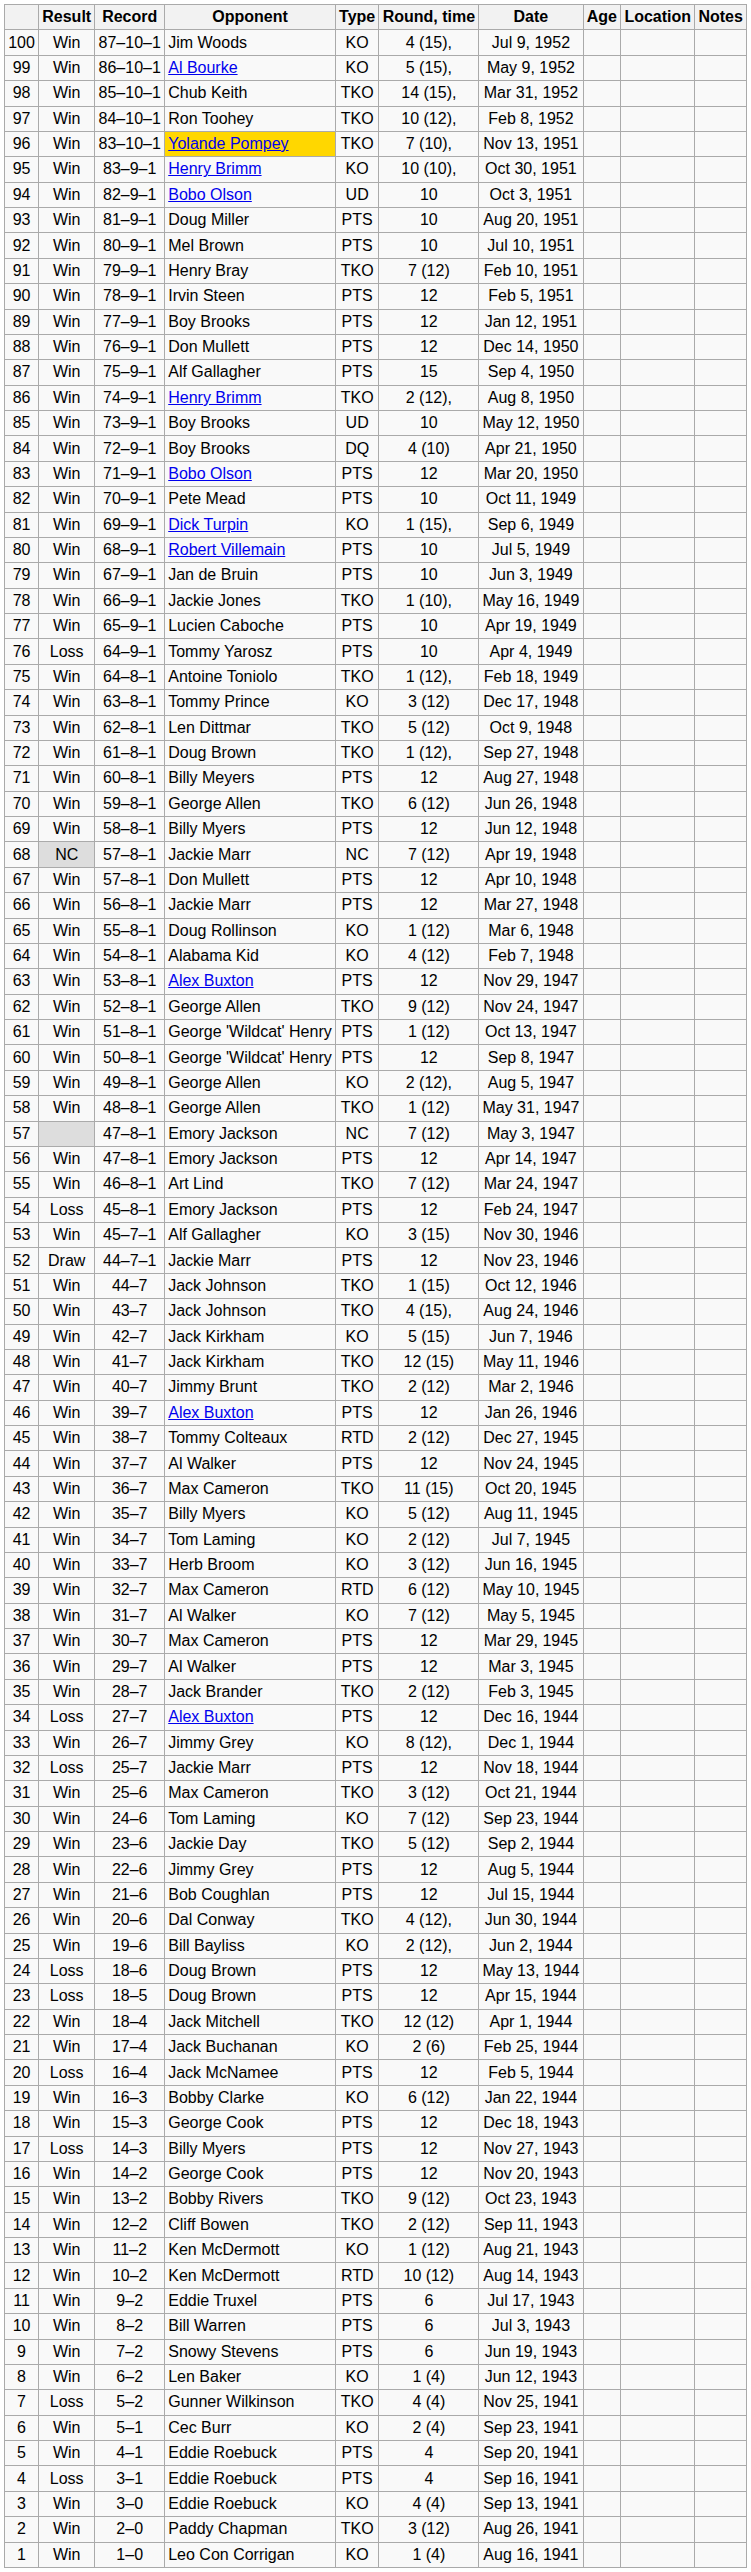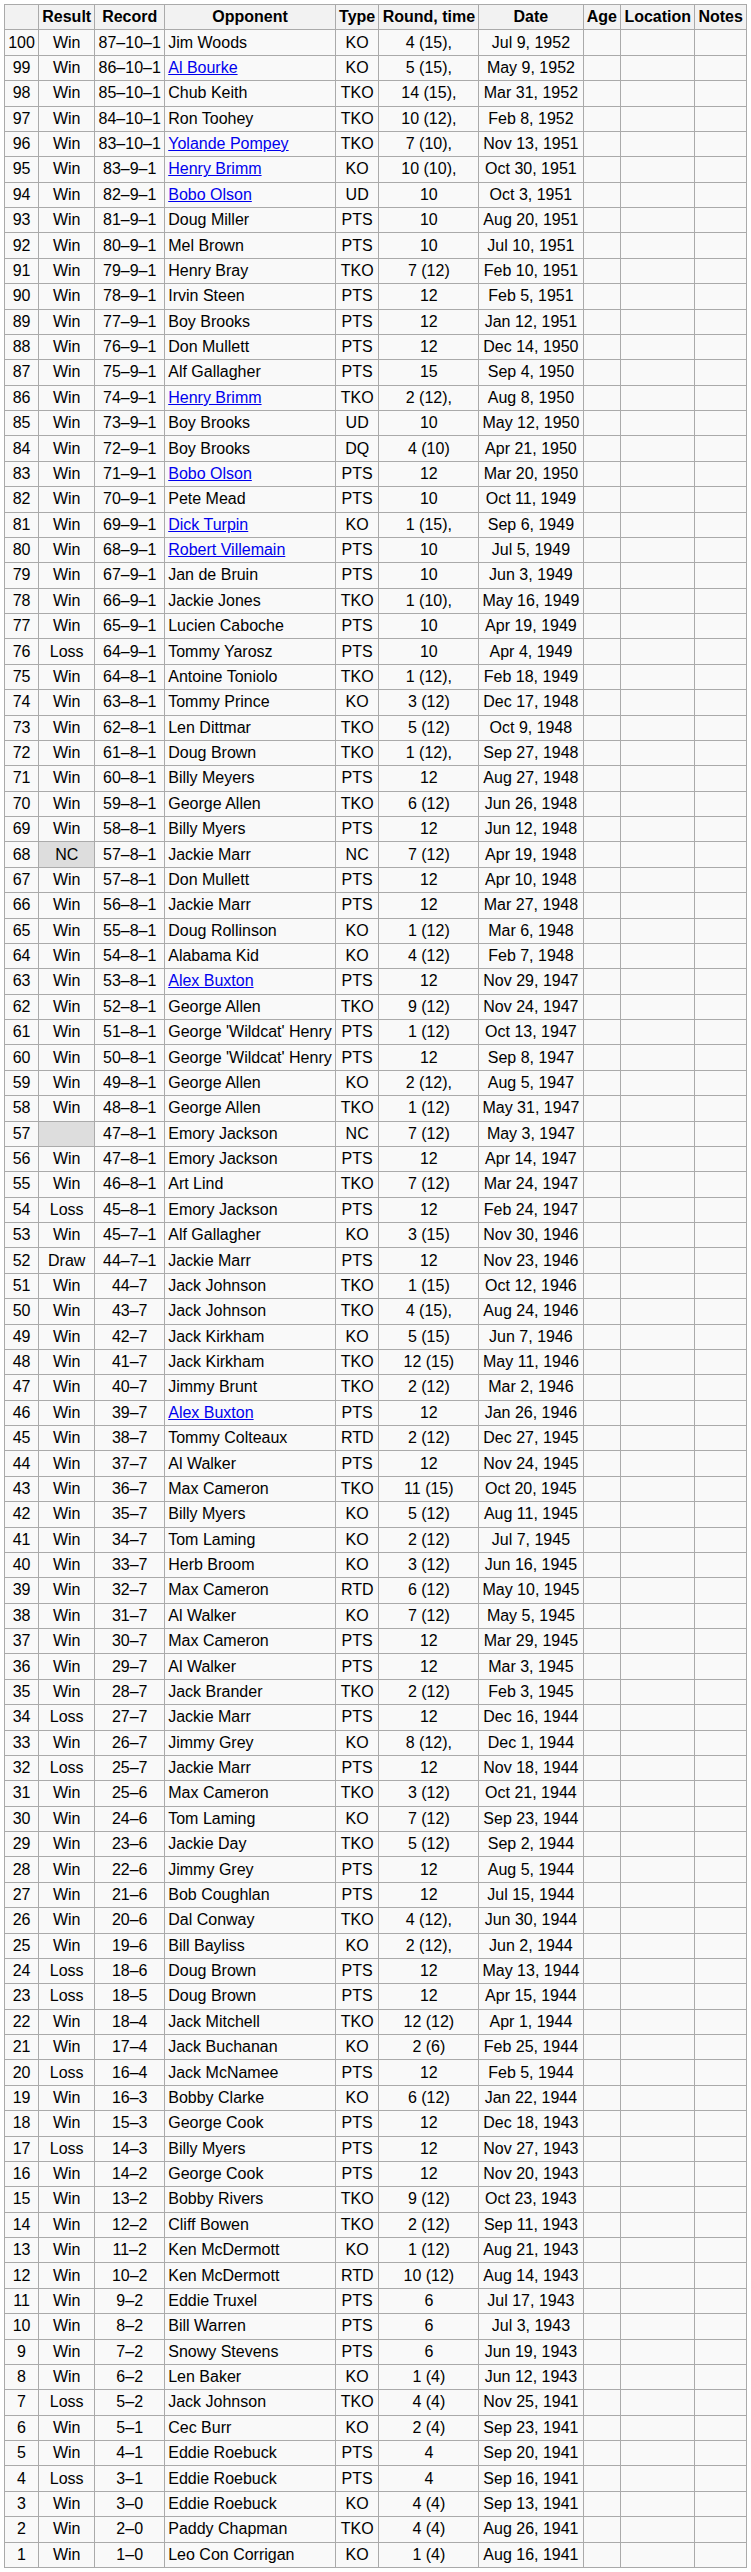(228, 144) gold background -> (228, 144) no background
(211, 1717) Alex Buxton -> (210, 1717) Jackie Marr
(231, 2402) Gunner Wilkinson -> (217, 2402) Jack Johnson
(429, 2529) 3 (12) -> (429, 2529) 4 (4)
